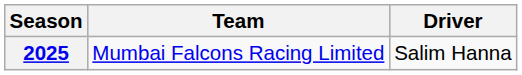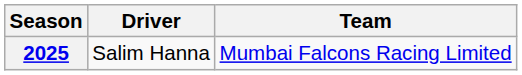columns swapped: (453, 21) <-> (238, 21)
